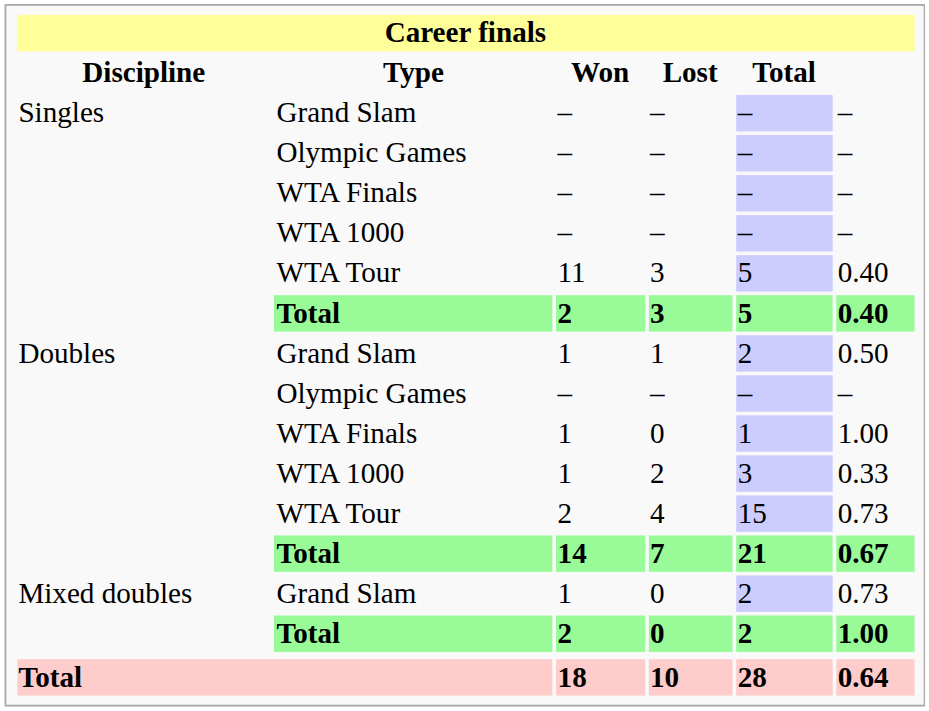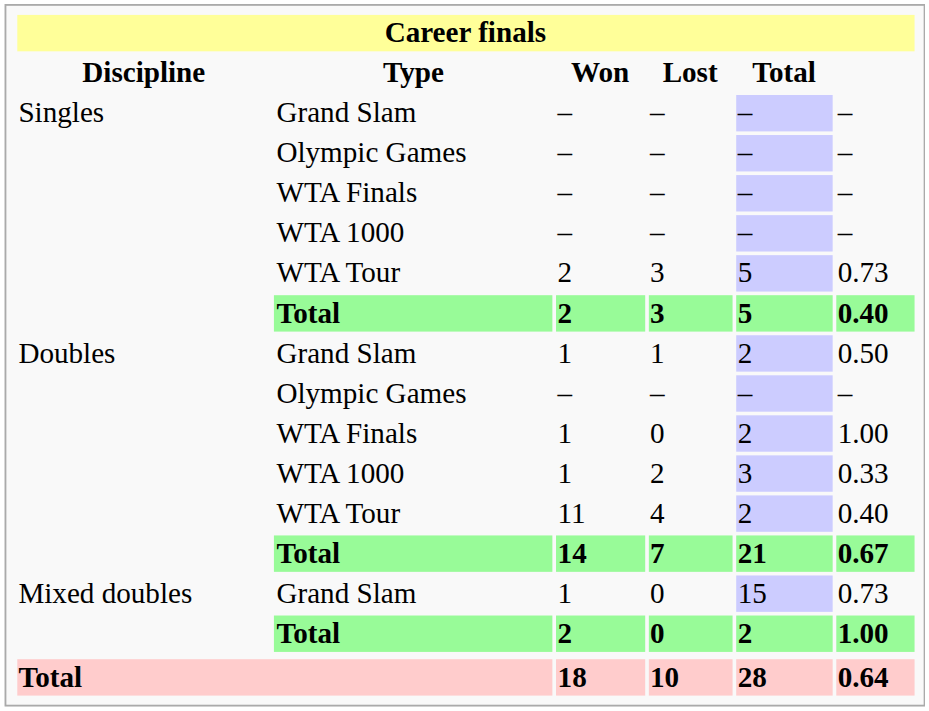(572, 273) 11 -> (565, 273) 2
(863, 273) 0.40 -> (863, 273) 0.73
(745, 433) 1 -> (745, 433) 2
(565, 513) 2 -> (572, 513) 11
(752, 513) 15 -> (745, 513) 2
(863, 513) 0.73 -> (863, 513) 0.40
(745, 593) 2 -> (752, 593) 15
